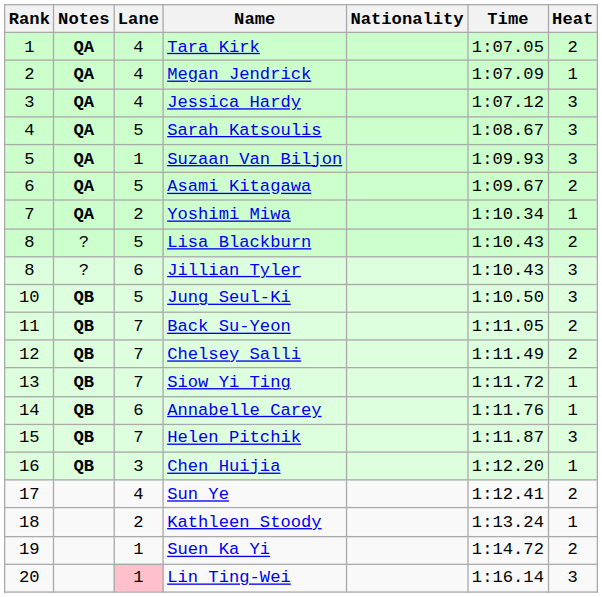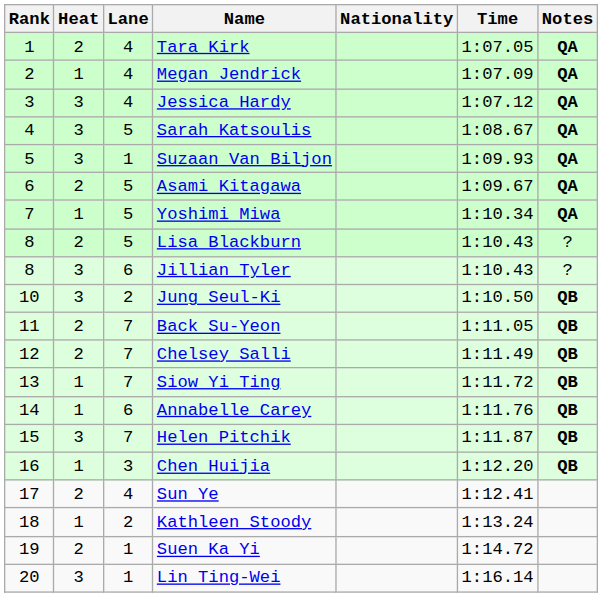columns swapped: (573, 19) <-> (84, 19)
(138, 214) 2 -> (128, 214) 5
(138, 298) 5 -> (128, 298) 2
(138, 578) pink background -> (128, 578) no background
